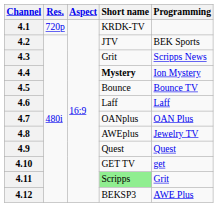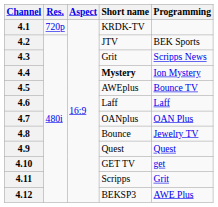(116, 88) Bounce -> (120, 88) AWEplus
(120, 133) AWEplus -> (116, 133) Bounce
(116, 179) lightgreen background -> (116, 179) no background
